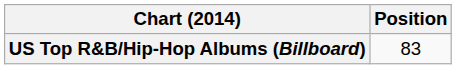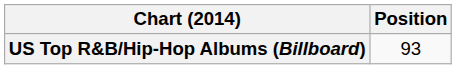(411, 48) 83 -> (411, 48) 93
